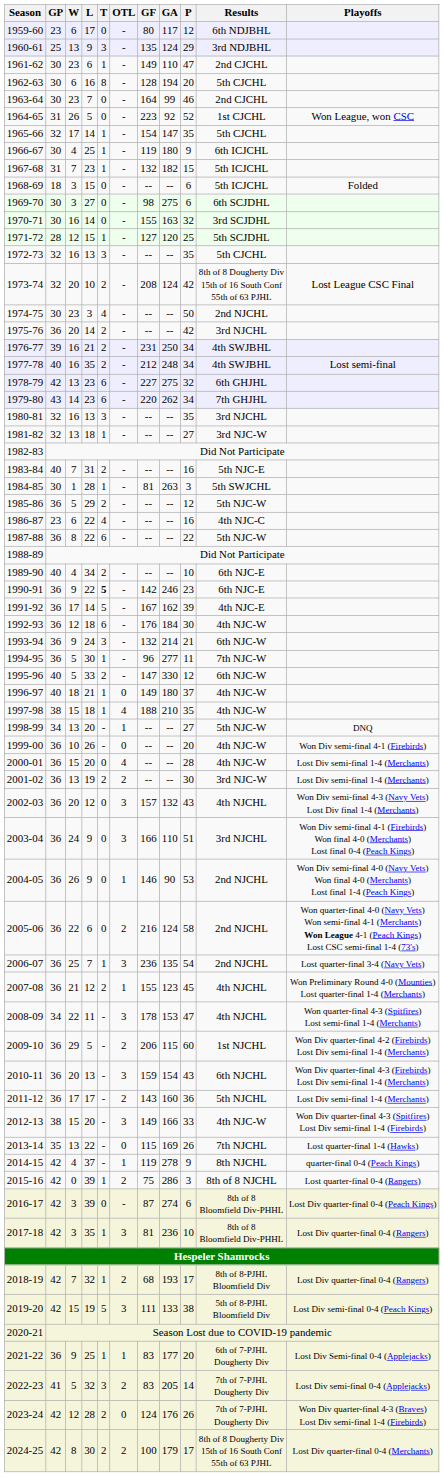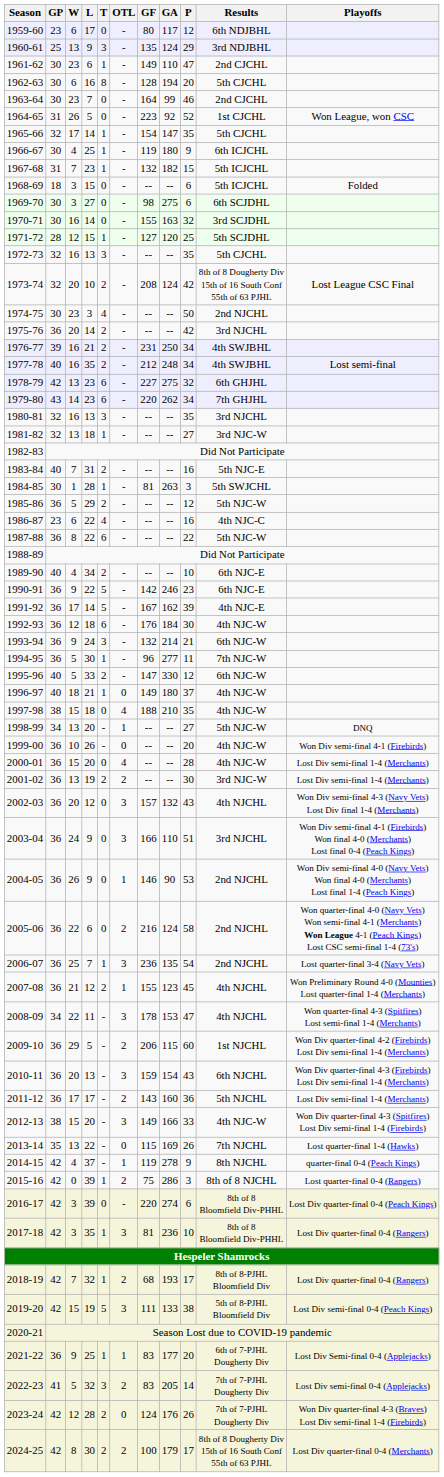(104, 589) bold -> (104, 589) normal
(104, 710) 1 -> (104, 710) 0
(148, 1203) 87 -> (148, 1203) 220
